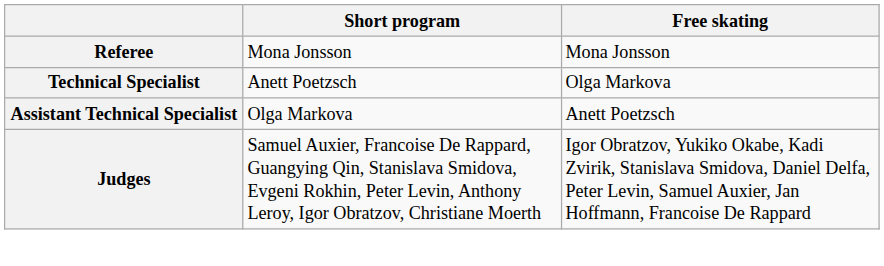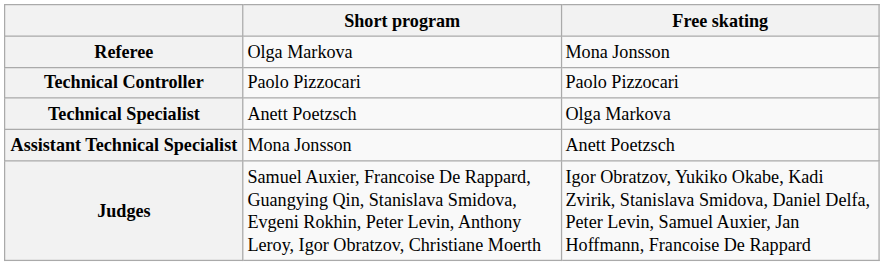(300, 52) Mona Jonsson -> (300, 52) Olga Markova
+ row: (124, 83)
(300, 114) Olga Markova -> (300, 145) Mona Jonsson
